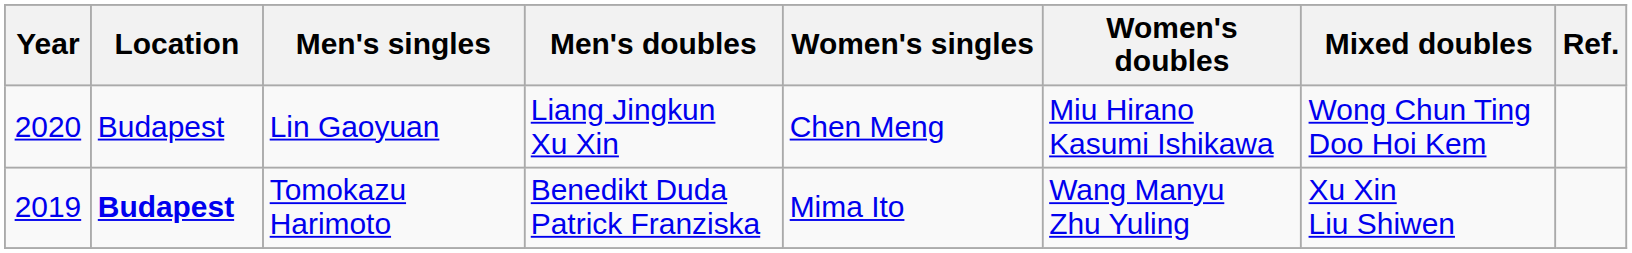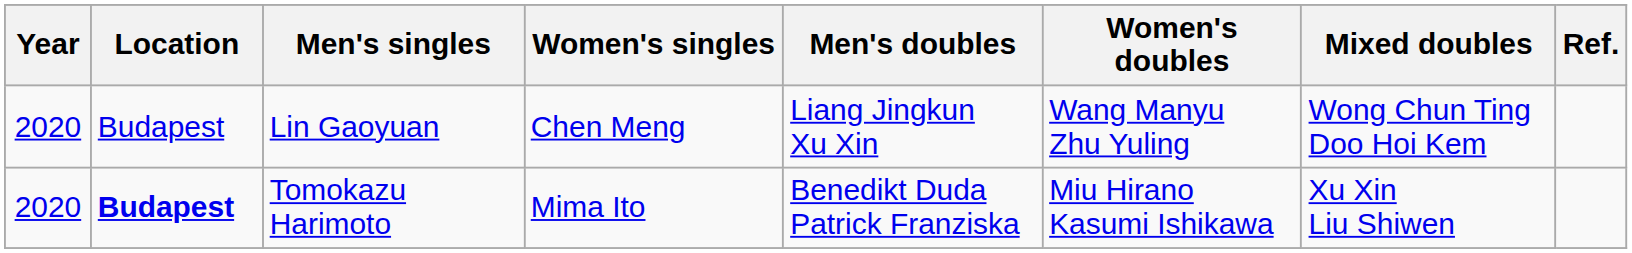columns swapped: (913, 45) <-> (653, 45)
(1161, 126) Miu Hirano Kasumi Ishikawa -> (1137, 126) Wang Manyu Zhu Yuling
(48, 207) 2019 -> (48, 207) 2020
(1137, 207) Wang Manyu Zhu Yuling -> (1161, 207) Miu Hirano Kasumi Ishikawa
